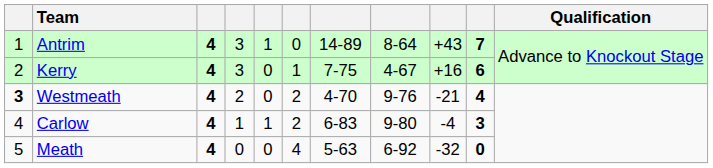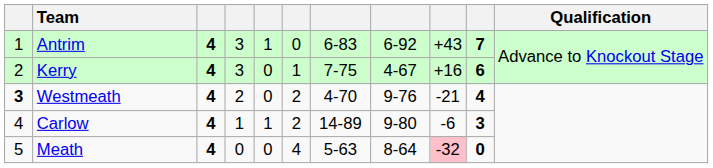(340, 44) 14-89 -> (340, 44) 6-83
(400, 44) 8-64 -> (400, 44) 6-92
(340, 123) 6-83 -> (340, 123) 14-89
(448, 123) -4 -> (448, 123) -6
(400, 149) 6-92 -> (400, 149) 8-64
(448, 149) no background -> (448, 149) pink background
